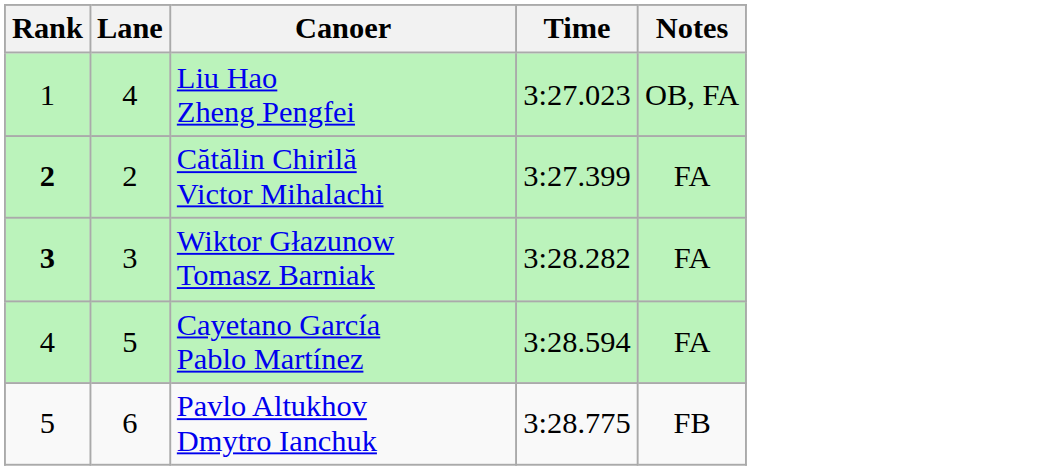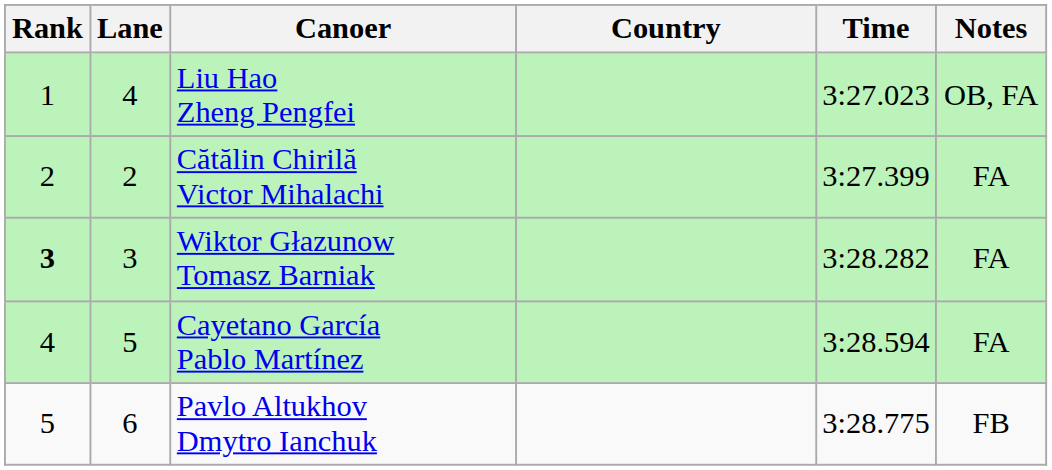+ column: (666, 28)
(47, 176) bold -> (47, 176) normal
